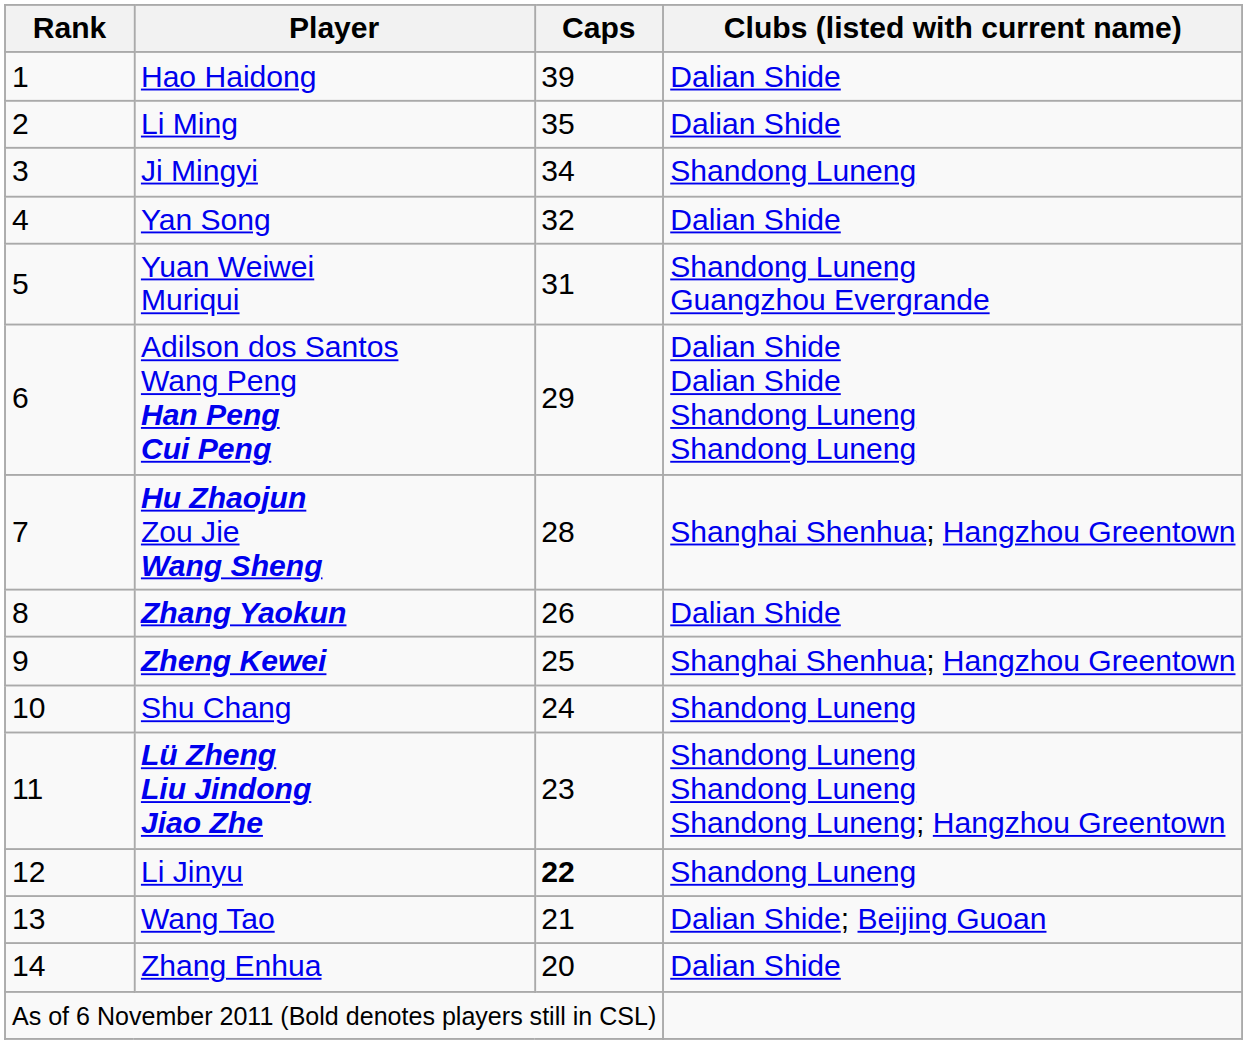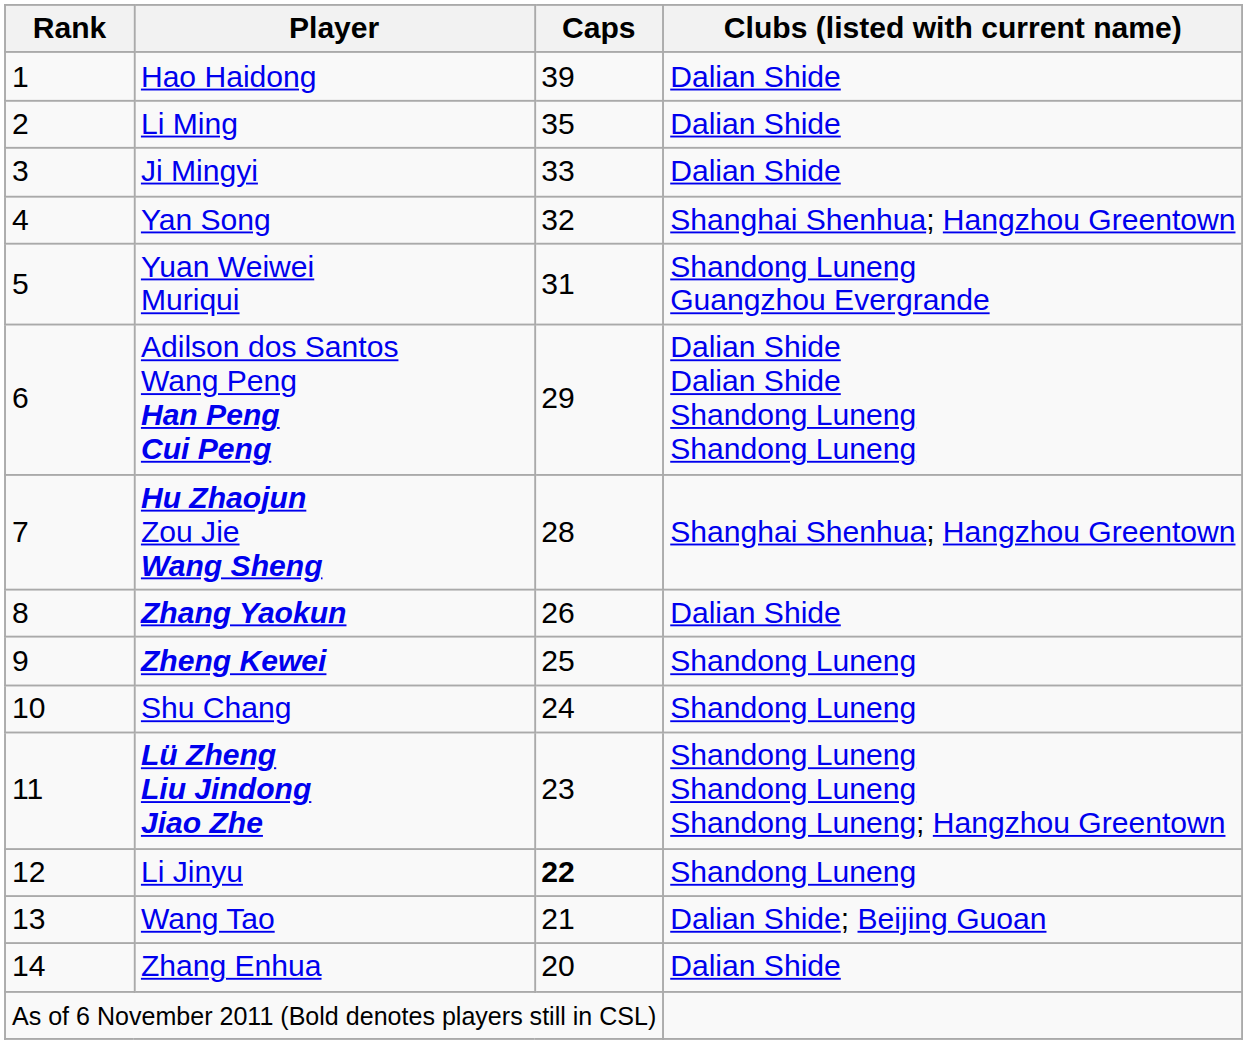(558, 171) 34 -> (558, 171) 33
(793, 171) Shandong Luneng -> (756, 171) Dalian Shide
(756, 219) Dalian Shide -> (953, 219) Shanghai Shenhua; Hangzhou Greentown
(953, 660) Shanghai Shenhua; Hangzhou Greentown -> (793, 660) Shandong Luneng
